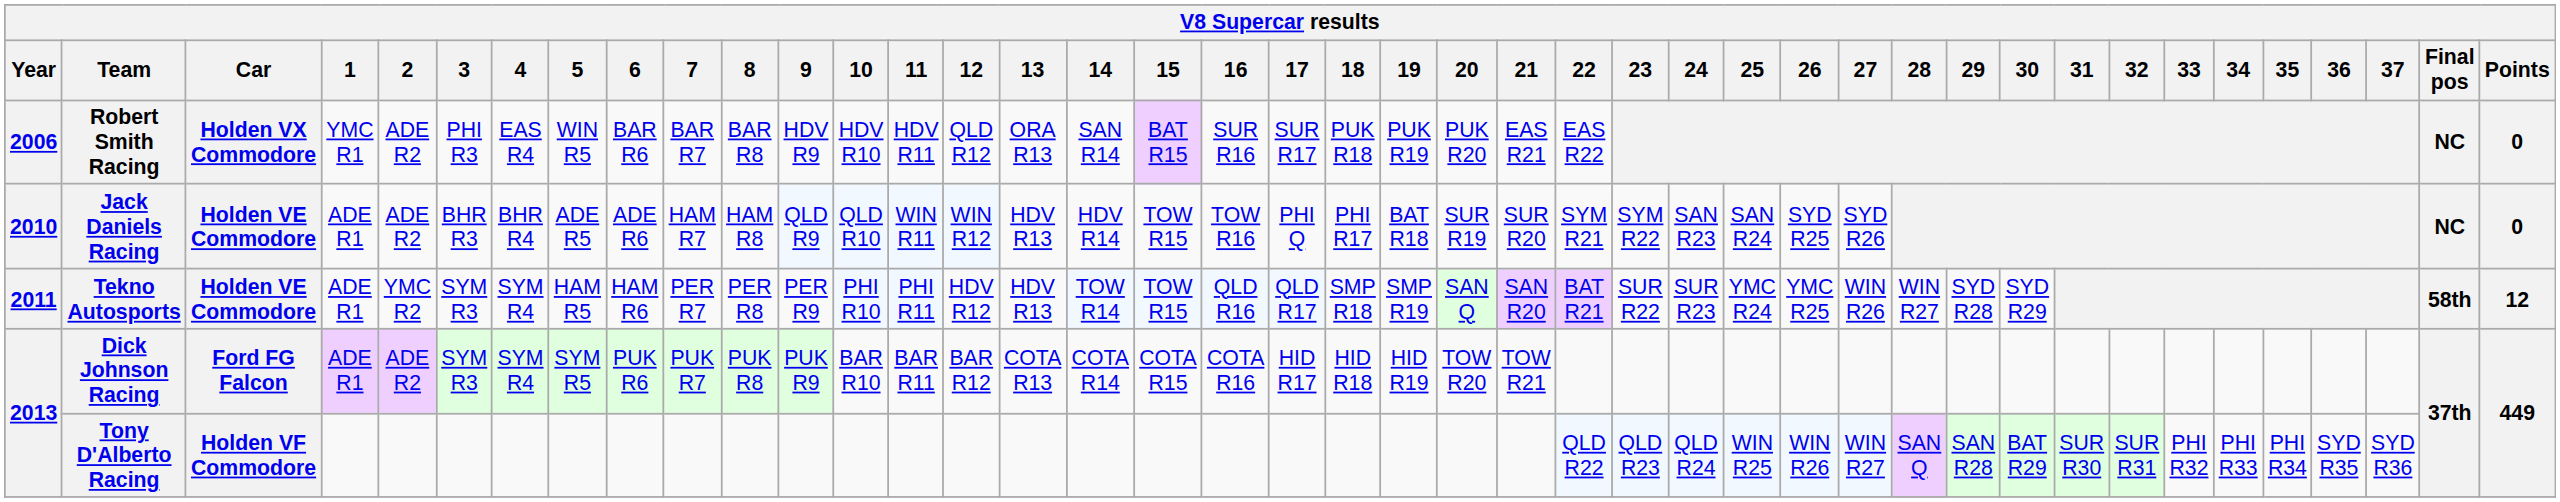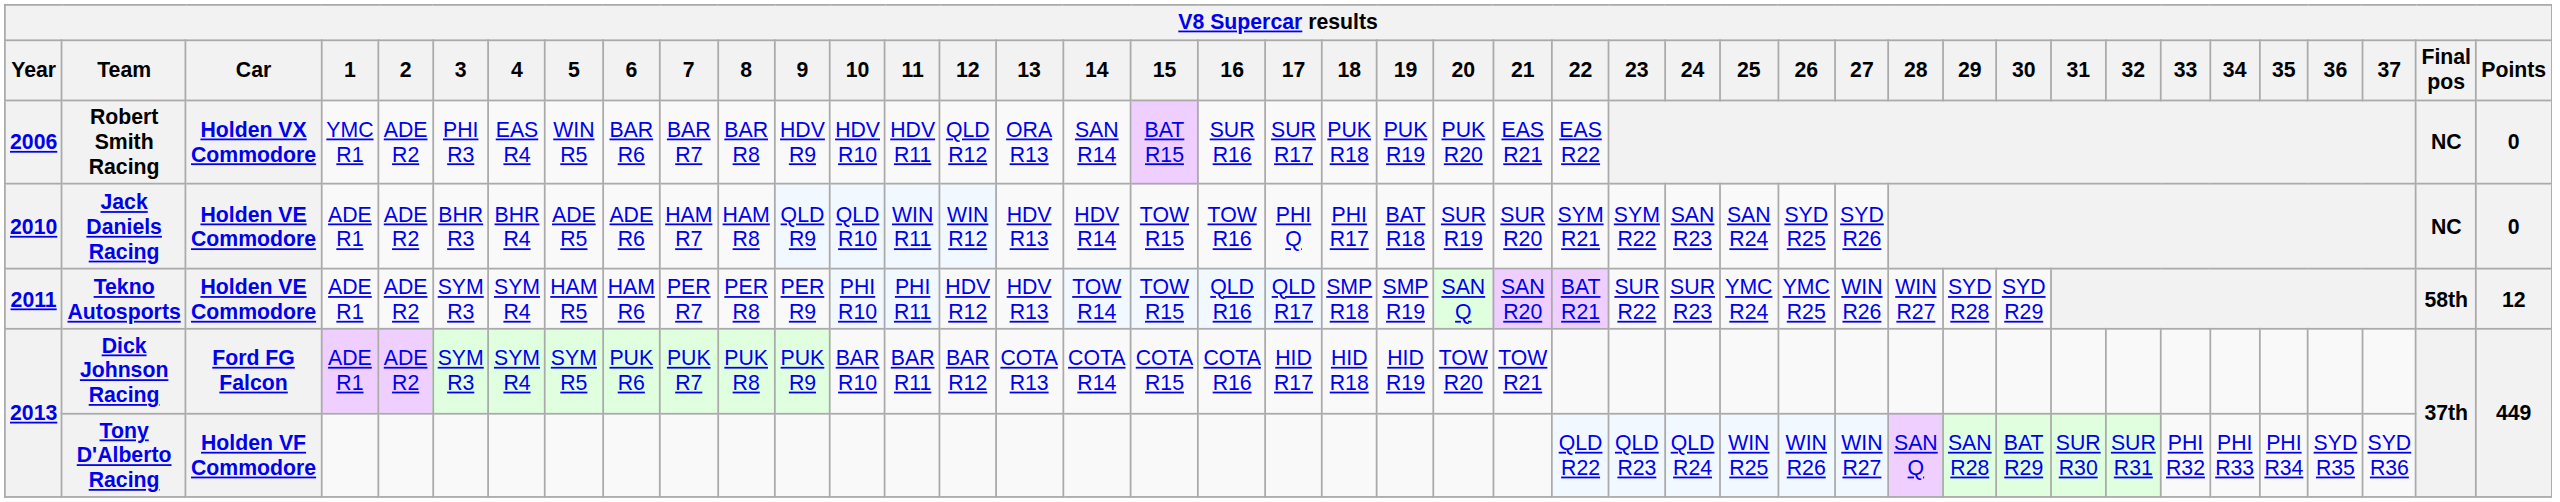(407, 299) YMC R2 -> (406, 299) ADE R2
